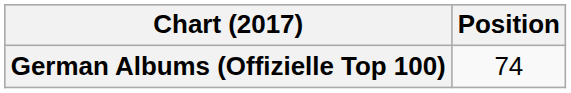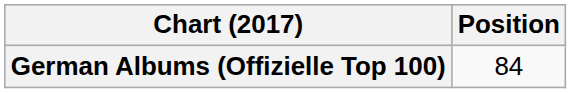(509, 66) 74 -> (509, 66) 84
